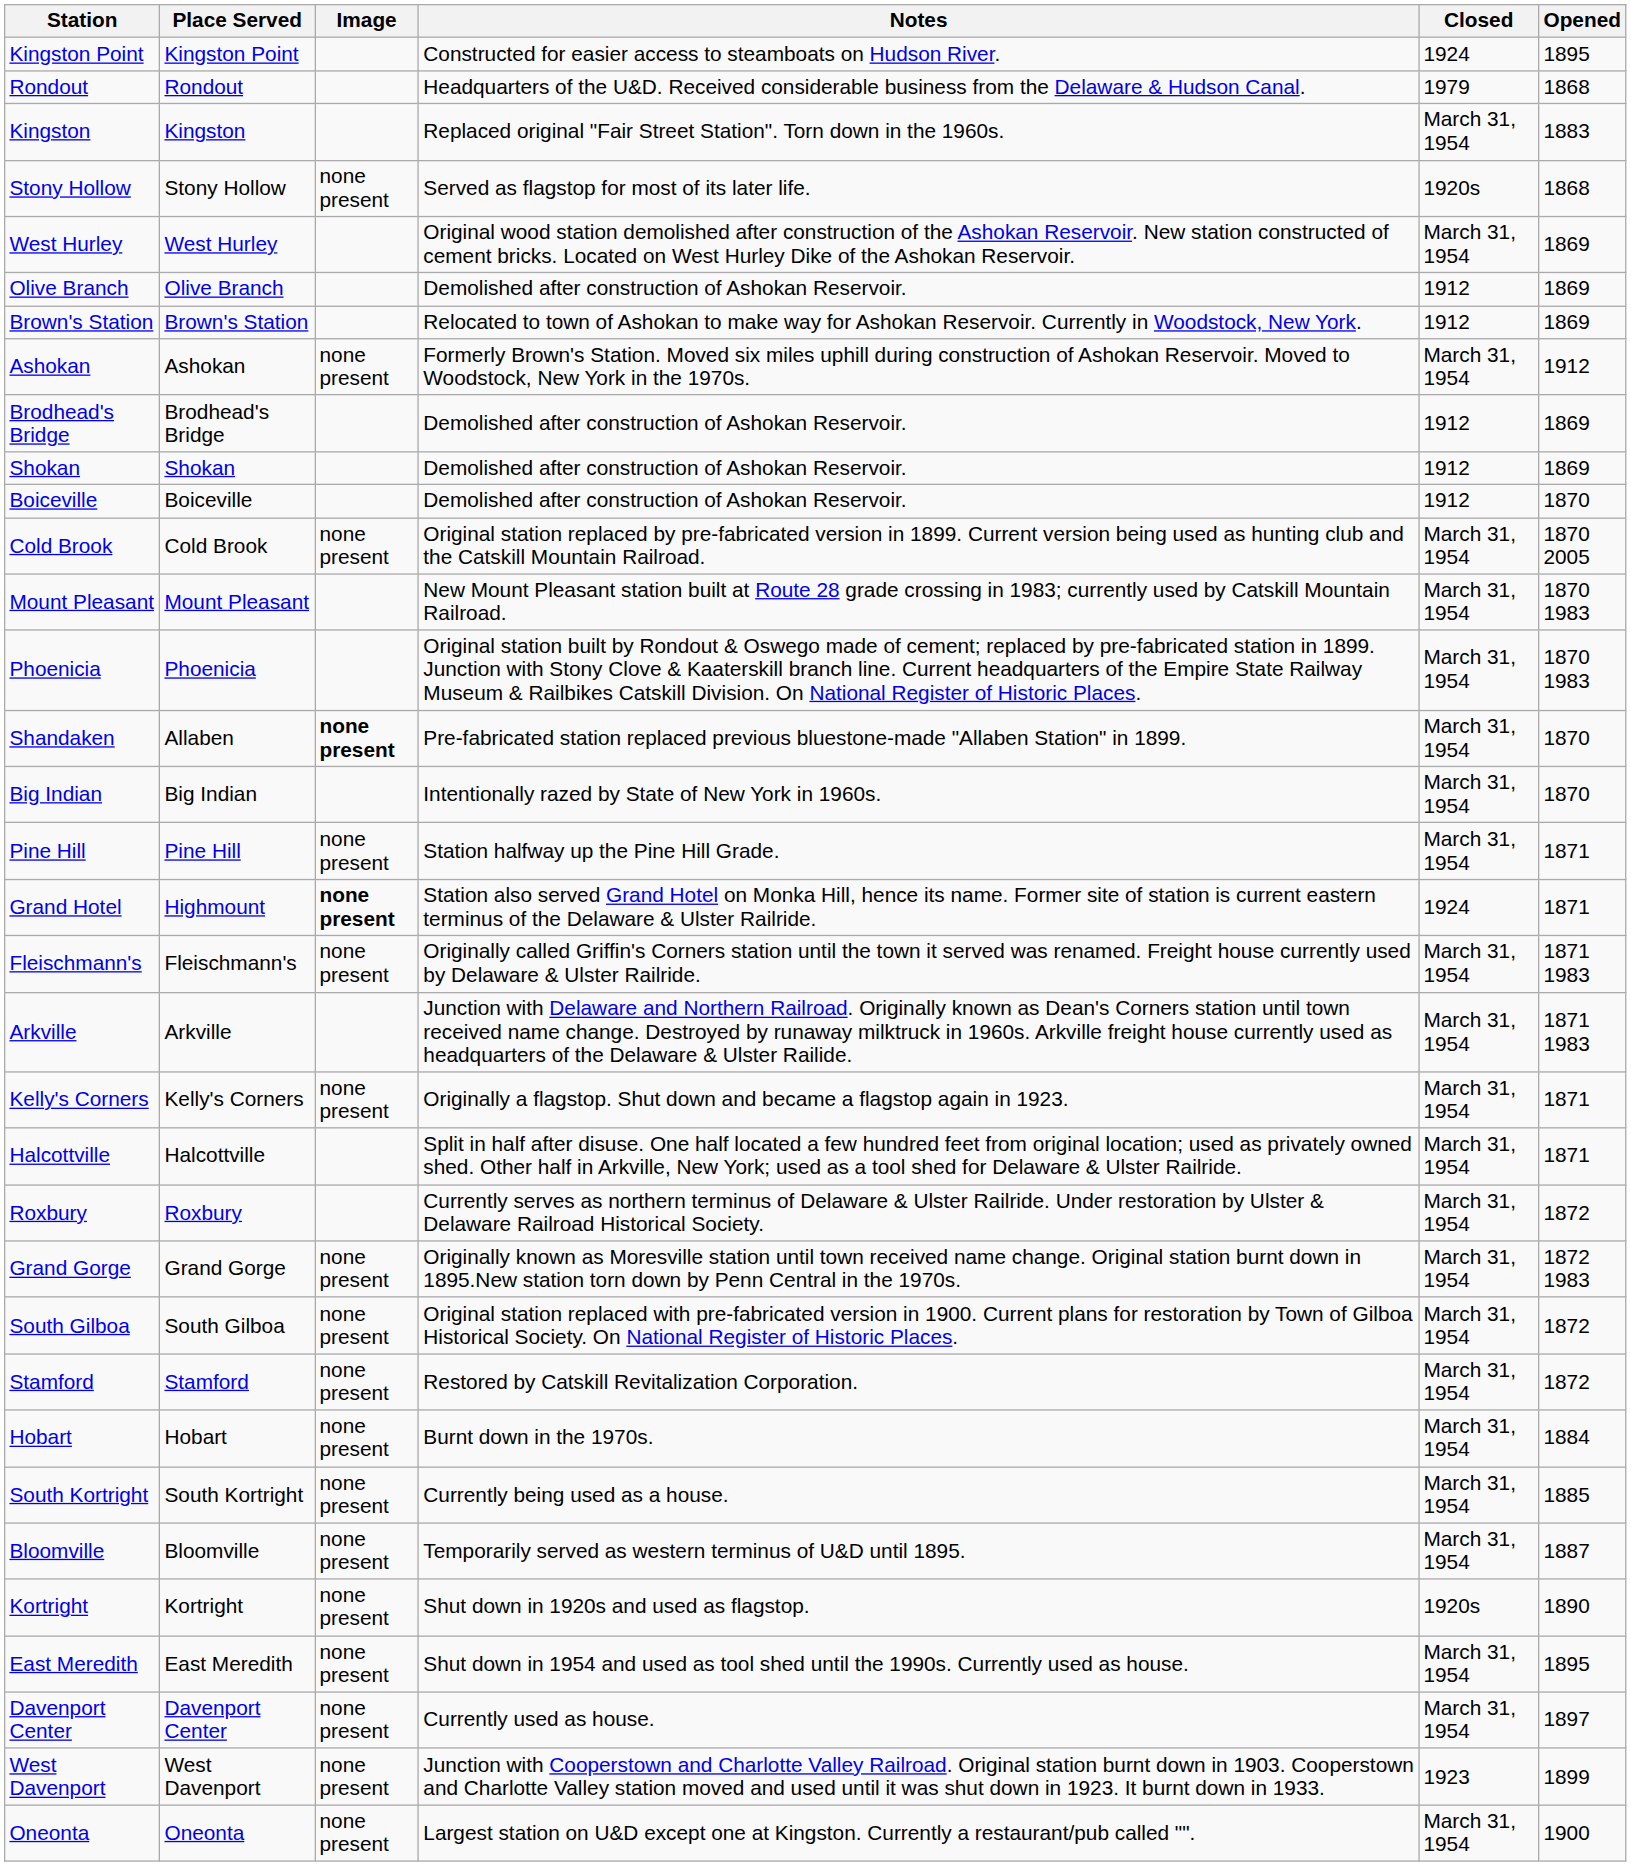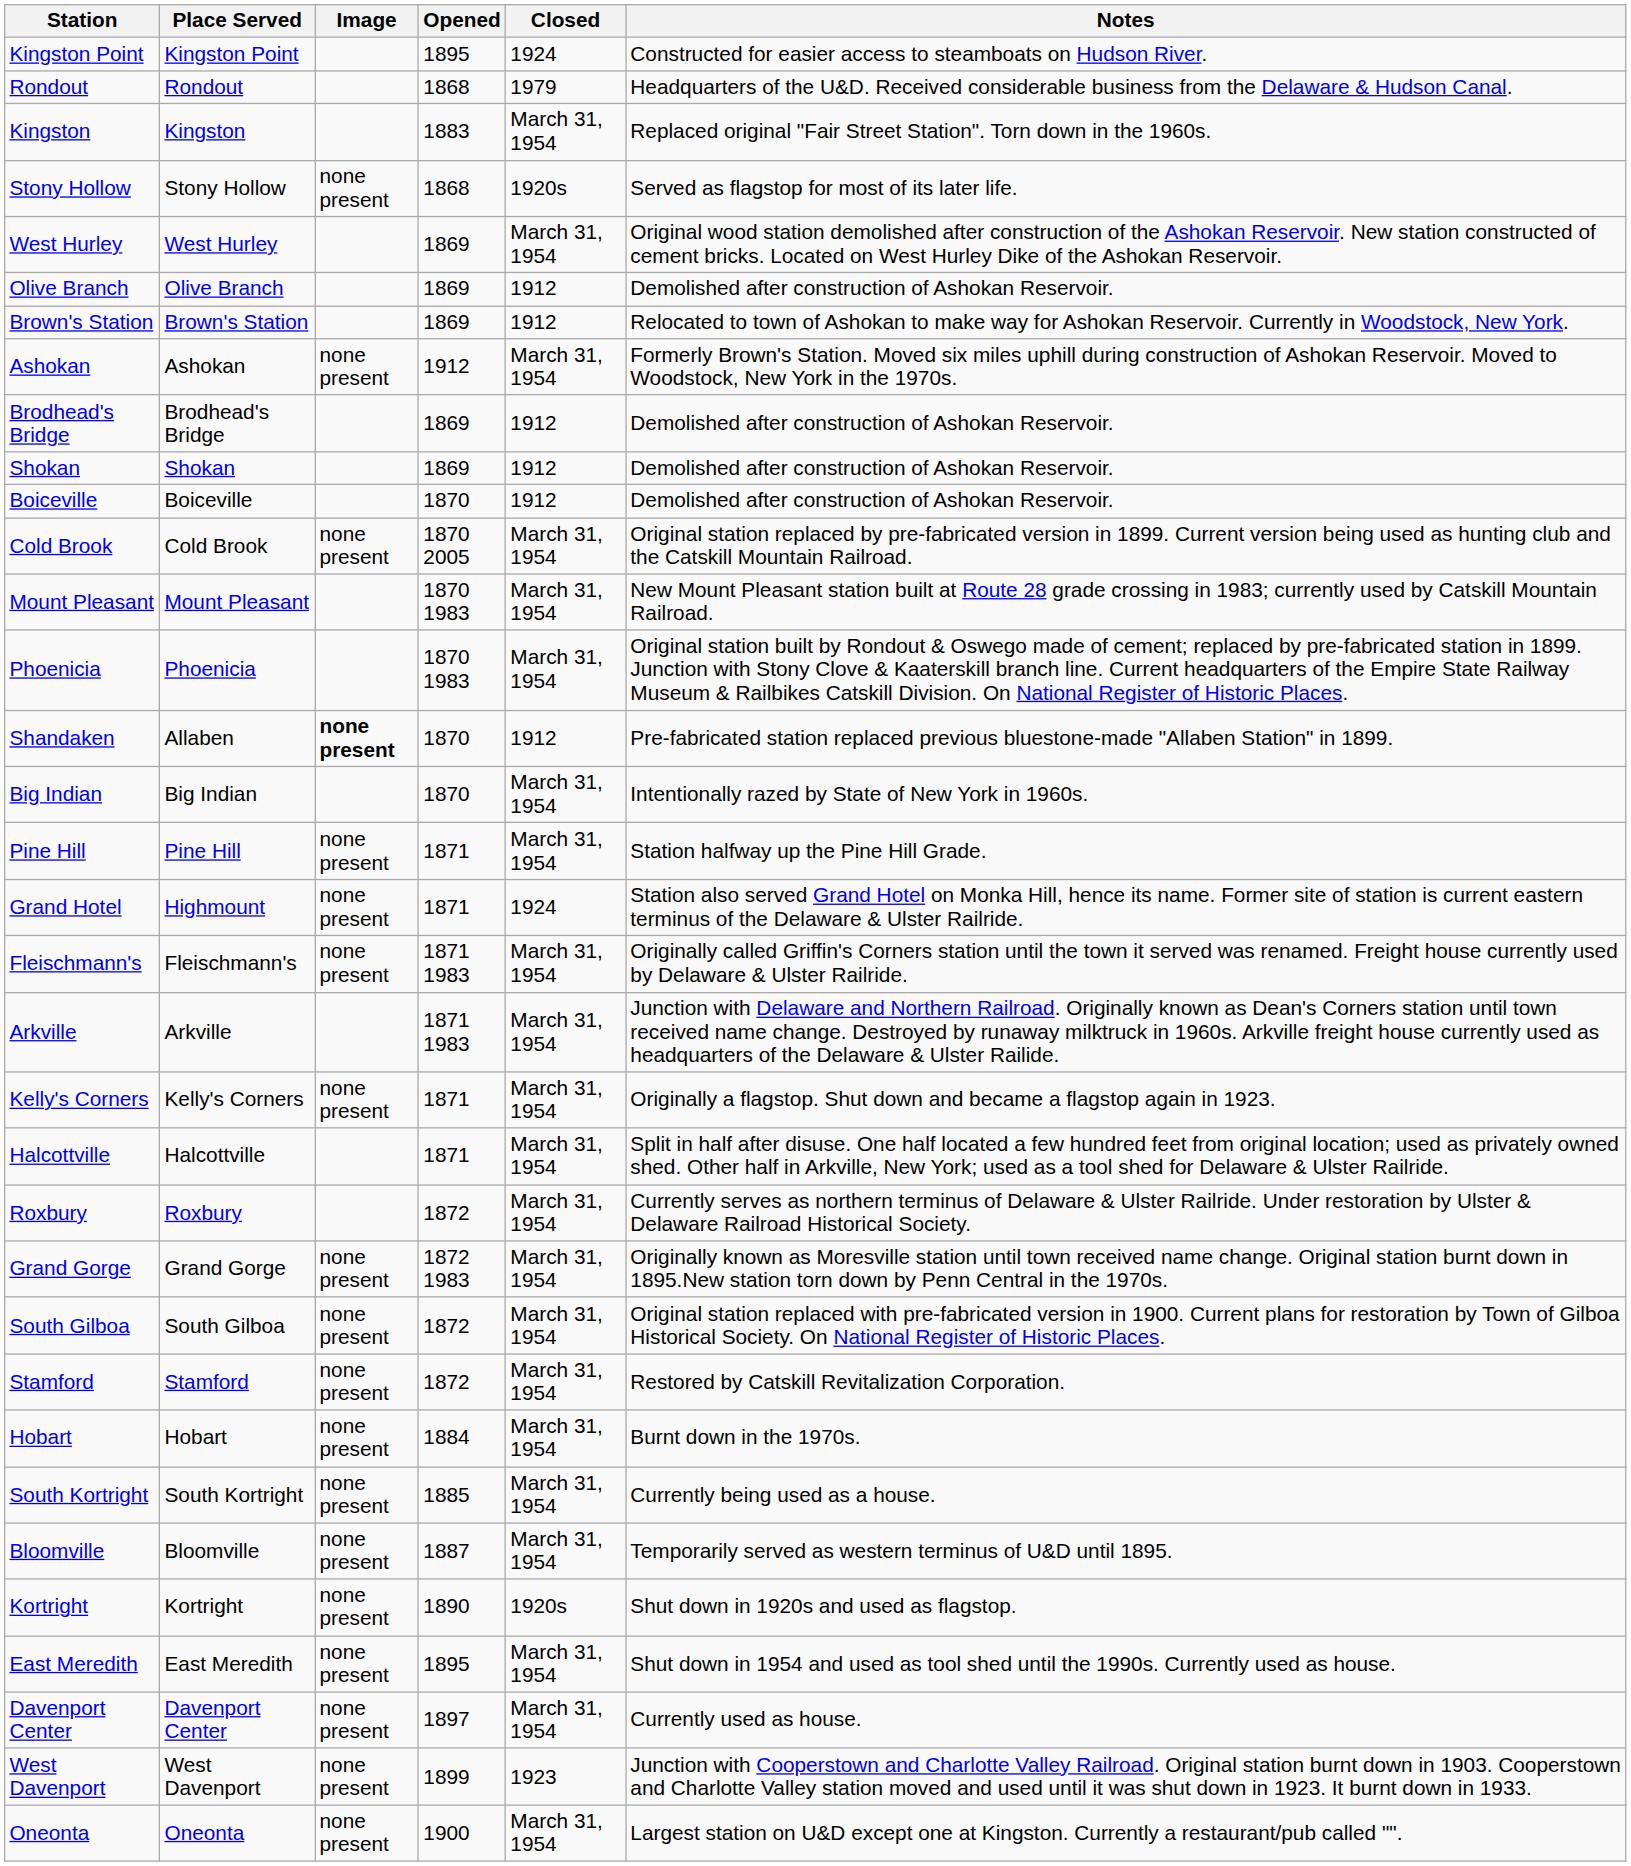columns swapped: (1582, 20) <-> (919, 20)
(1470, 738) March 31, 1954 -> (533, 738) 1912
(357, 907) bold -> (354, 907) normal
